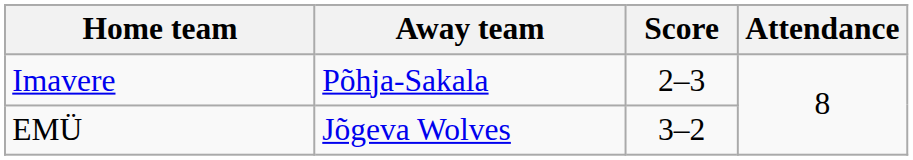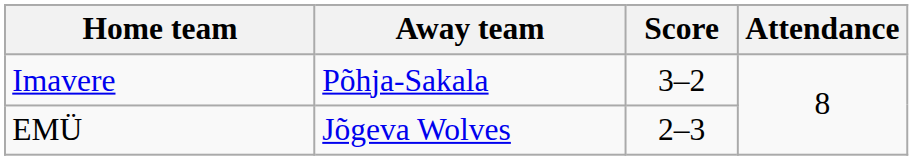(682, 79) 2–3 -> (682, 79) 3–2
(682, 129) 3–2 -> (682, 129) 2–3
